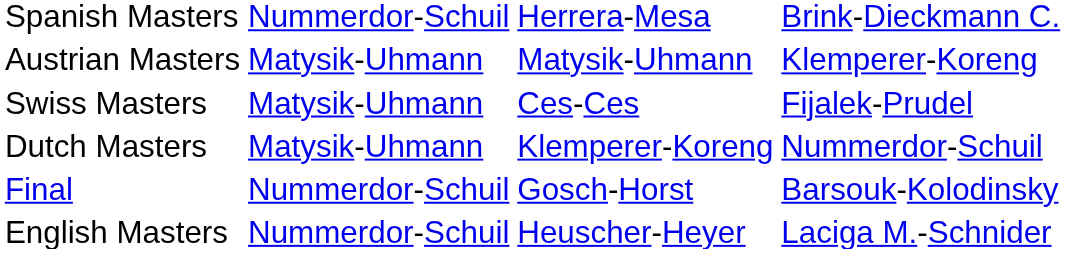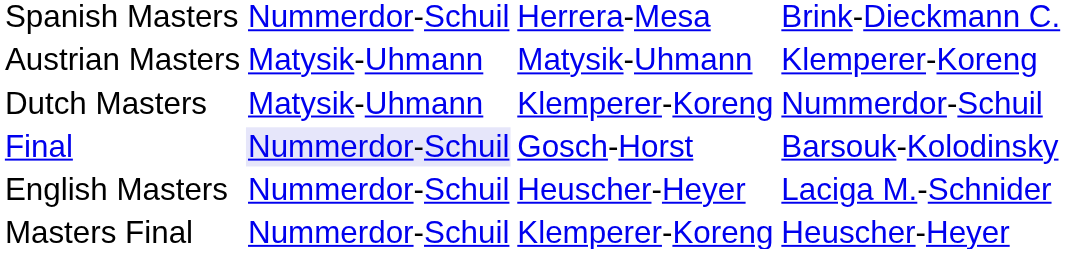- row: (106, 103)
(379, 189) no background -> (379, 146) lavender background
+ row: (99, 232)
